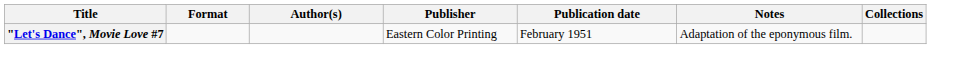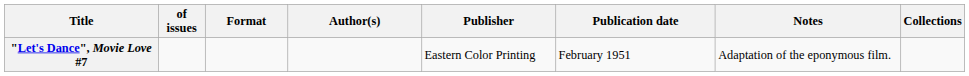+ column: (182, 21)
